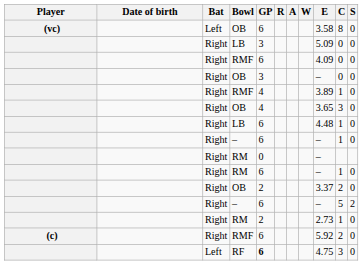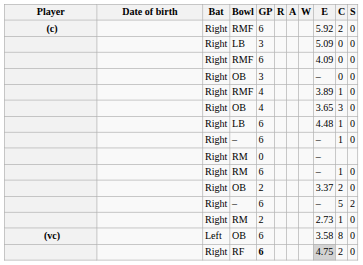rows swapped: (51, 236) <-> (51, 28)
(213, 252) Left -> (216, 252) Right
(325, 252) no background -> (325, 252) lightgrey background
(341, 252) 3 -> (341, 252) 2
